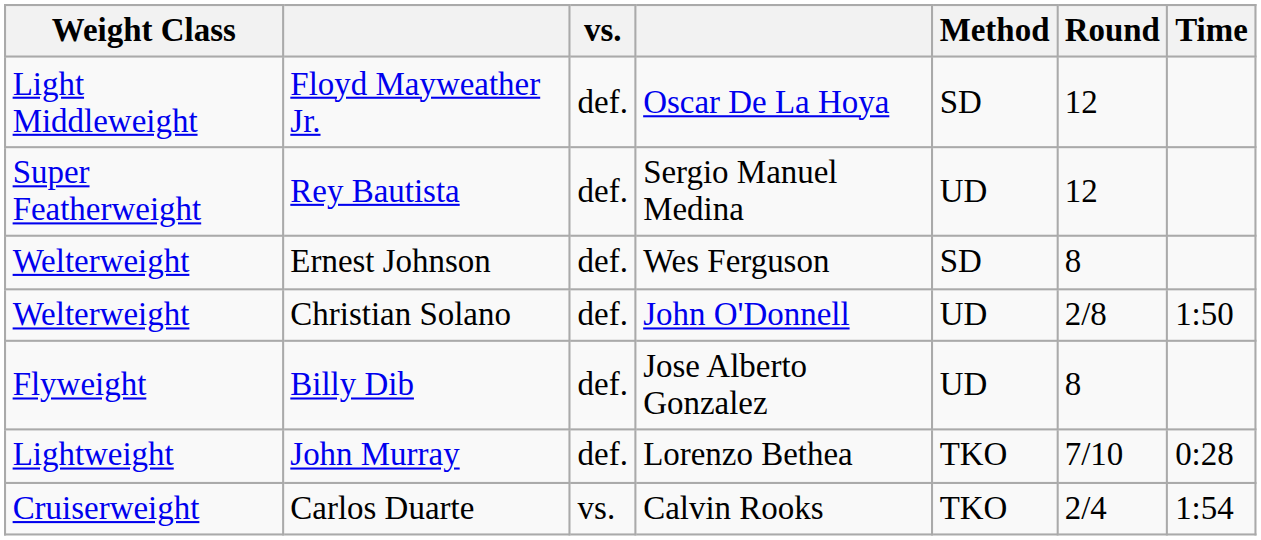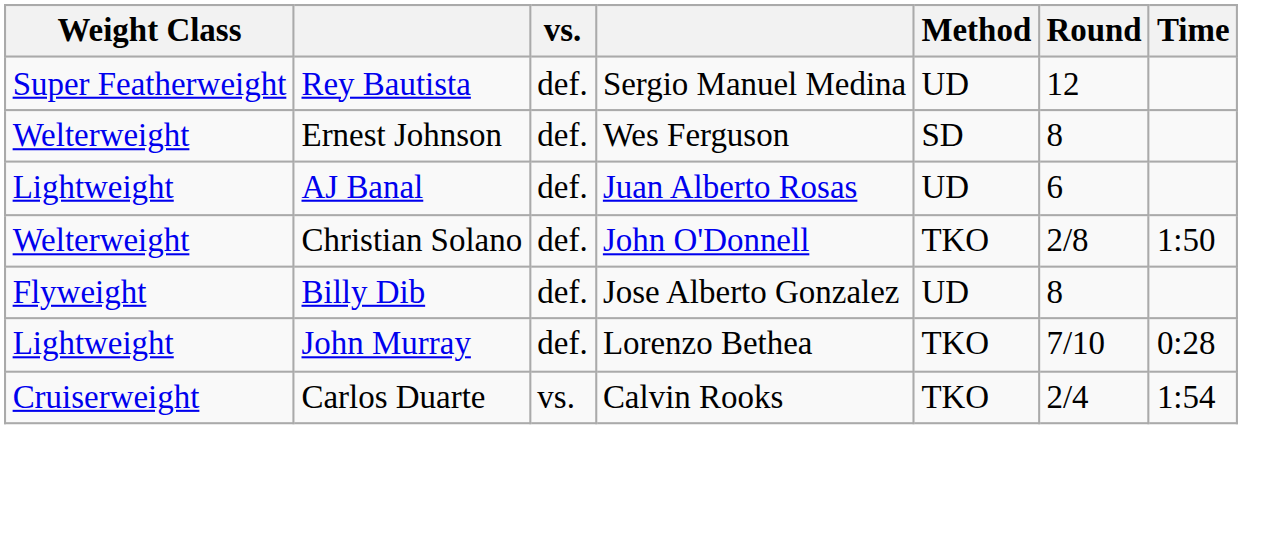- row: (415, 101)
+ row: (362, 187)
(963, 313) UD -> (955, 239) TKO
